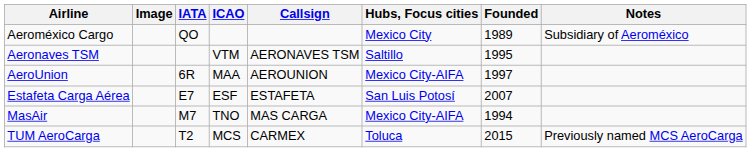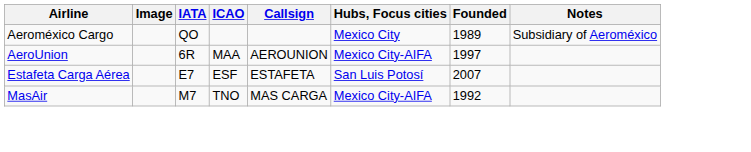- row: (53, 55)
(499, 116) 1994 -> (467, 95) 1992
- row: (54, 136)
